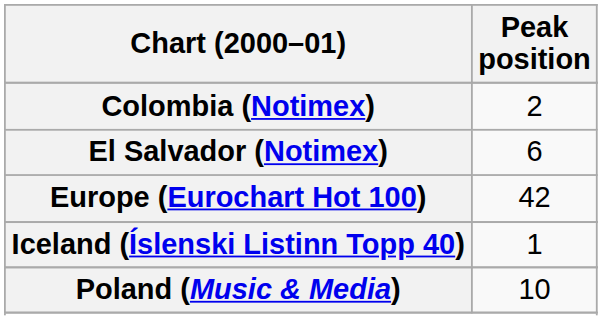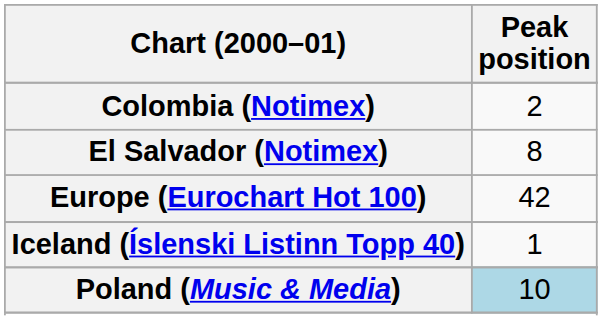(534, 151) 6 -> (534, 151) 8
(534, 289) no background -> (534, 289) lightblue background
